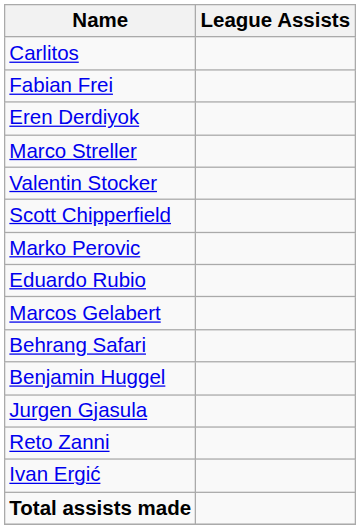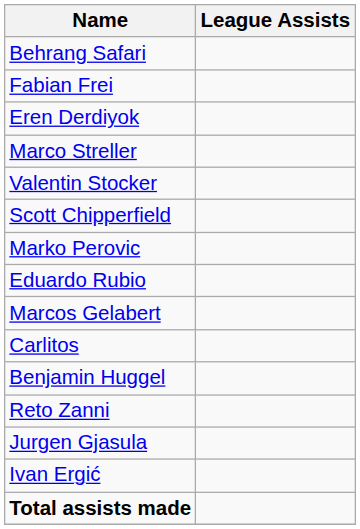rows swapped: (44, 53) <-> (78, 345)
rows swapped: (78, 410) <-> (59, 442)
